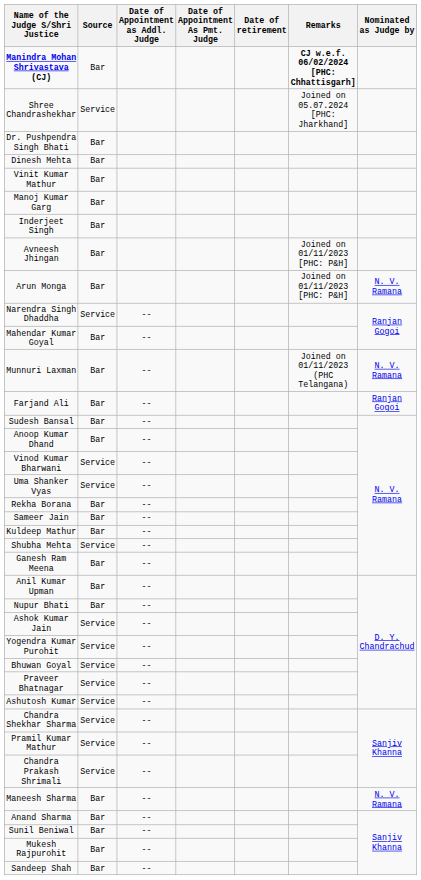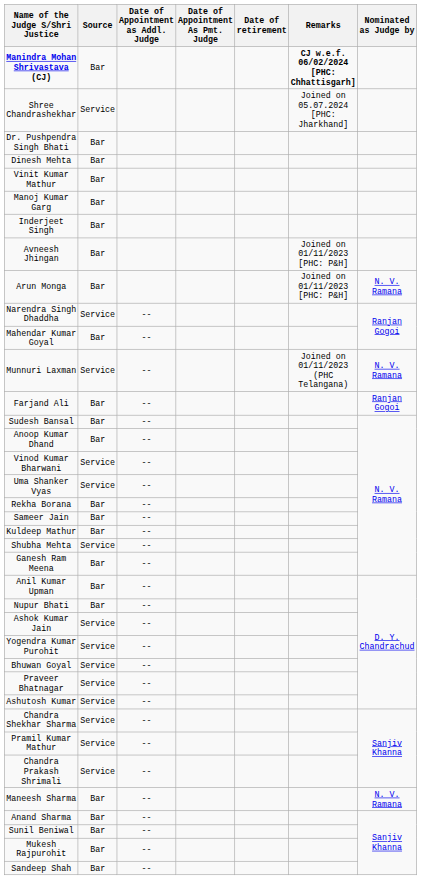(98, 371) Bar -> (98, 371) Service
